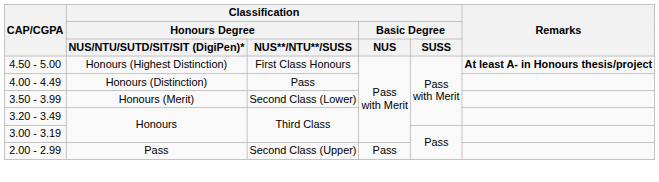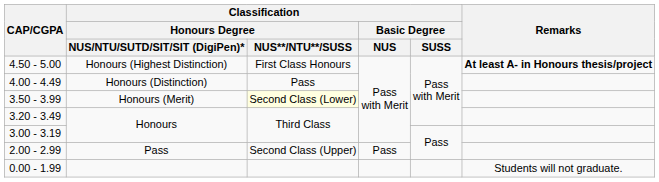(303, 99) no background -> (303, 99) lightyellow background
+ row: (35, 168)
